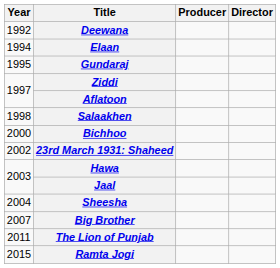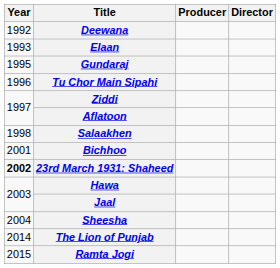(19, 47) 1994 -> (19, 47) 1993
+ row: (105, 82)
(19, 133) 2000 -> (19, 151) 2001
(19, 151) normal -> (19, 168) bold
- row: (105, 220)
(19, 237) 2011 -> (19, 237) 2014
